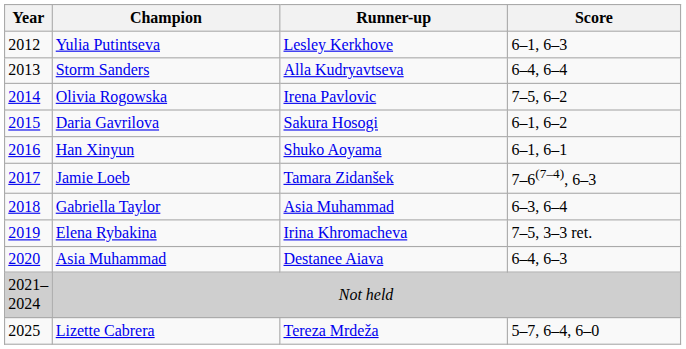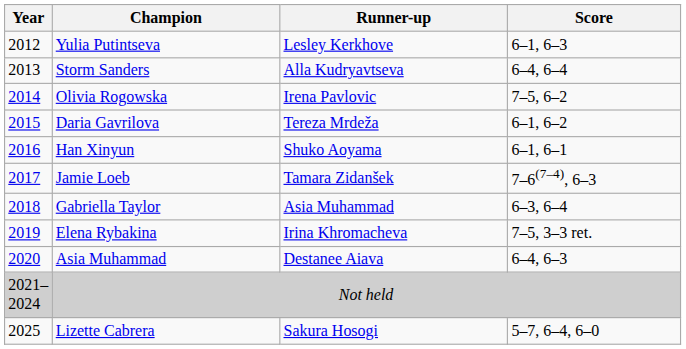(331, 123) Sakura Hosogi -> (331, 123) Tereza Mrdeža
(331, 331) Tereza Mrdeža -> (331, 331) Sakura Hosogi
